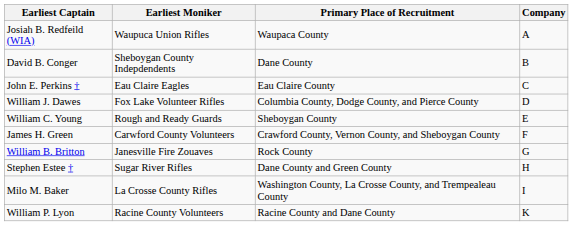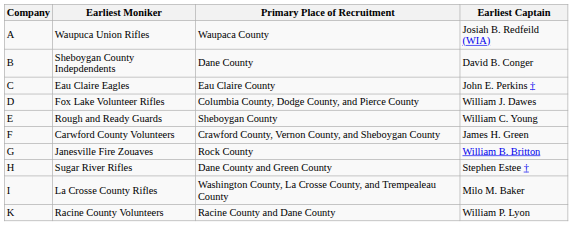columns swapped: (544, 12) <-> (58, 12)
